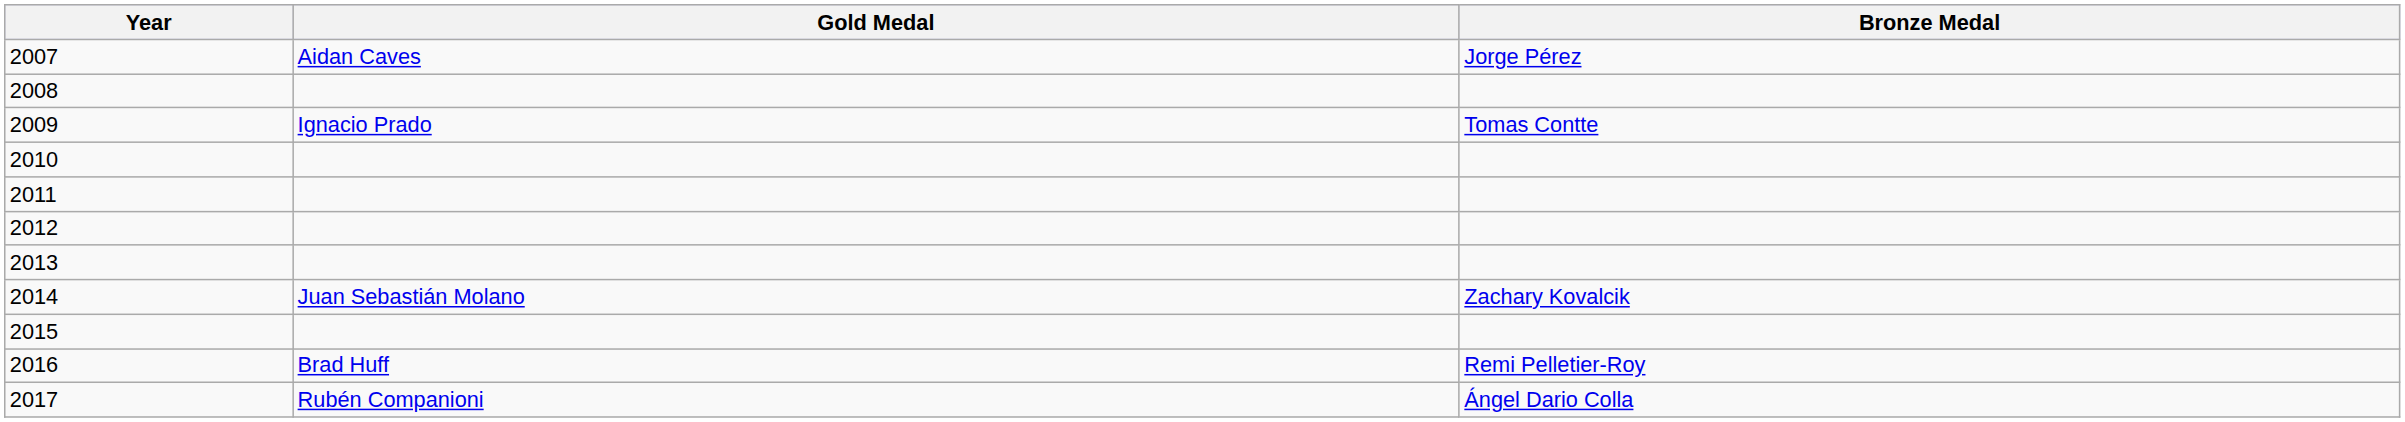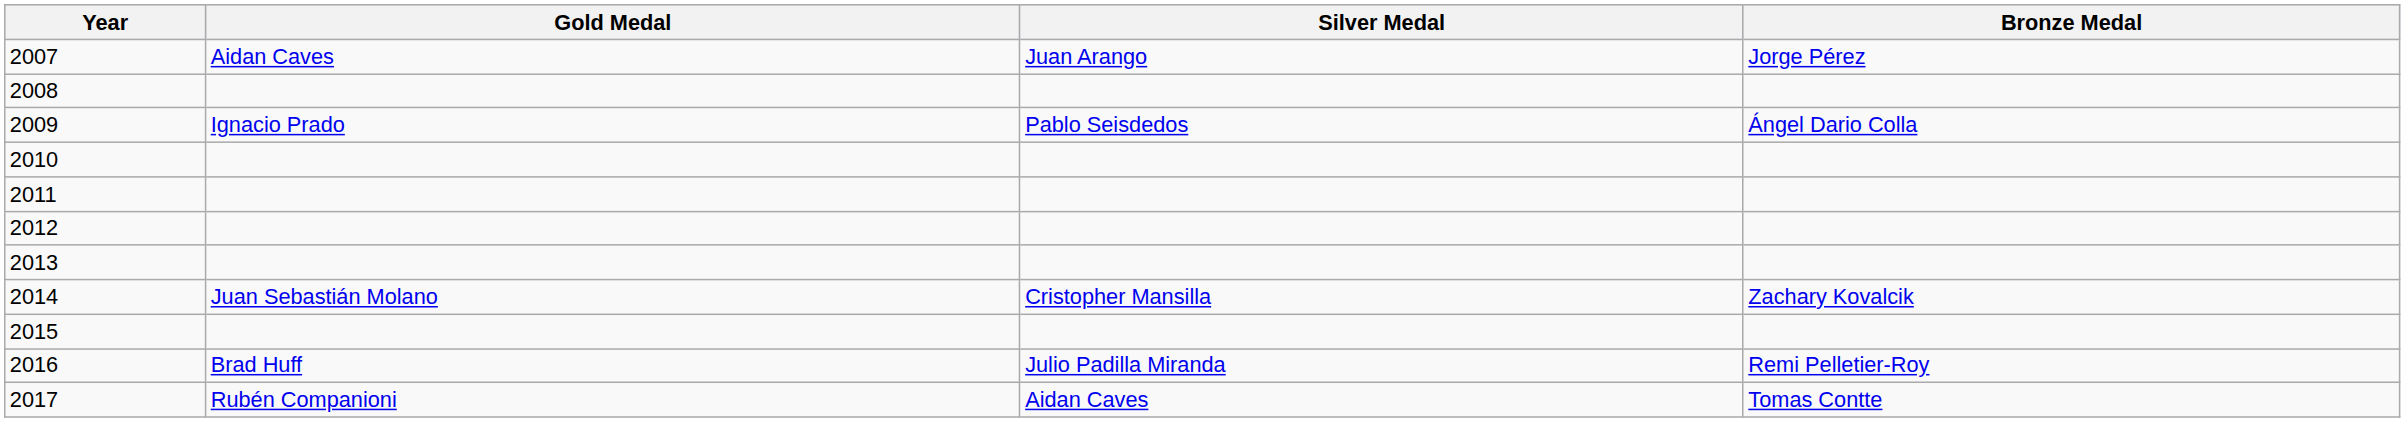+ column: (1382, 22)
(1531, 125) Tomas Contte -> (1833, 125) Ángel Dario Colla
(1549, 400) Ángel Dario Colla -> (1815, 400) Tomas Contte
